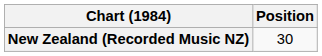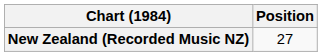(285, 39) 30 -> (285, 39) 27
